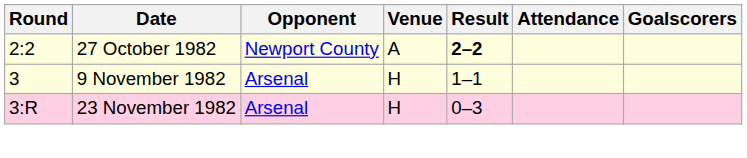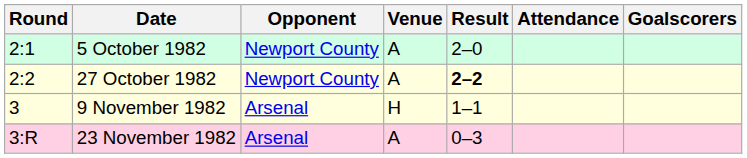+ row: (141, 49)
(394, 108) H -> (394, 138) A
